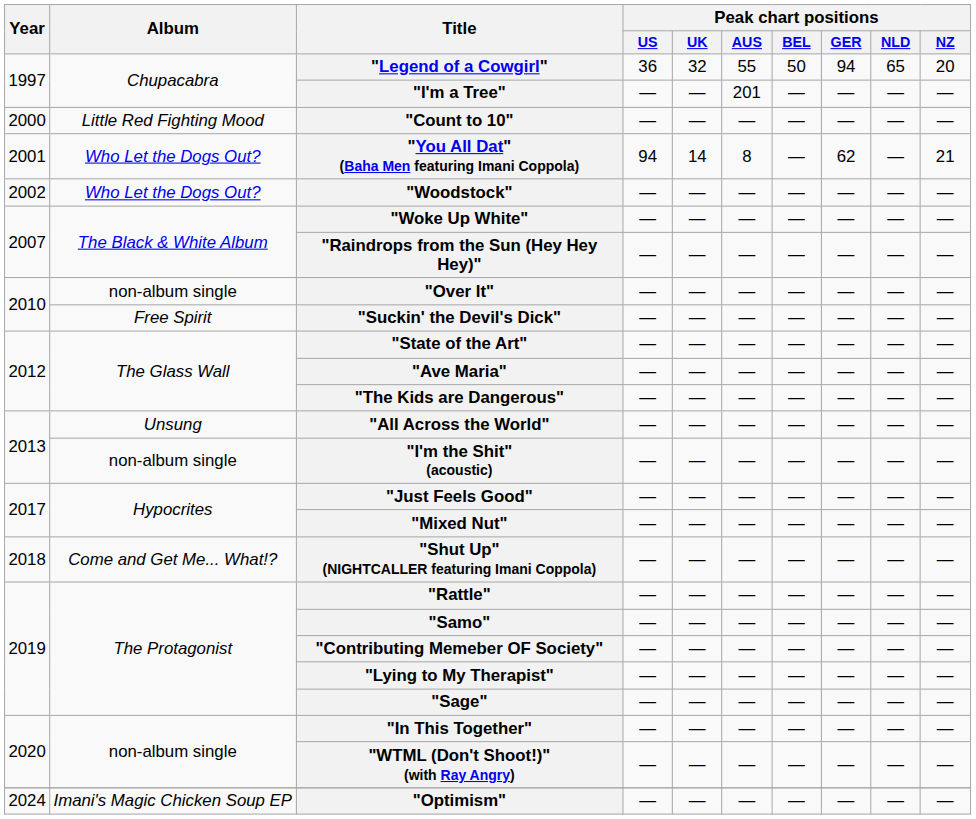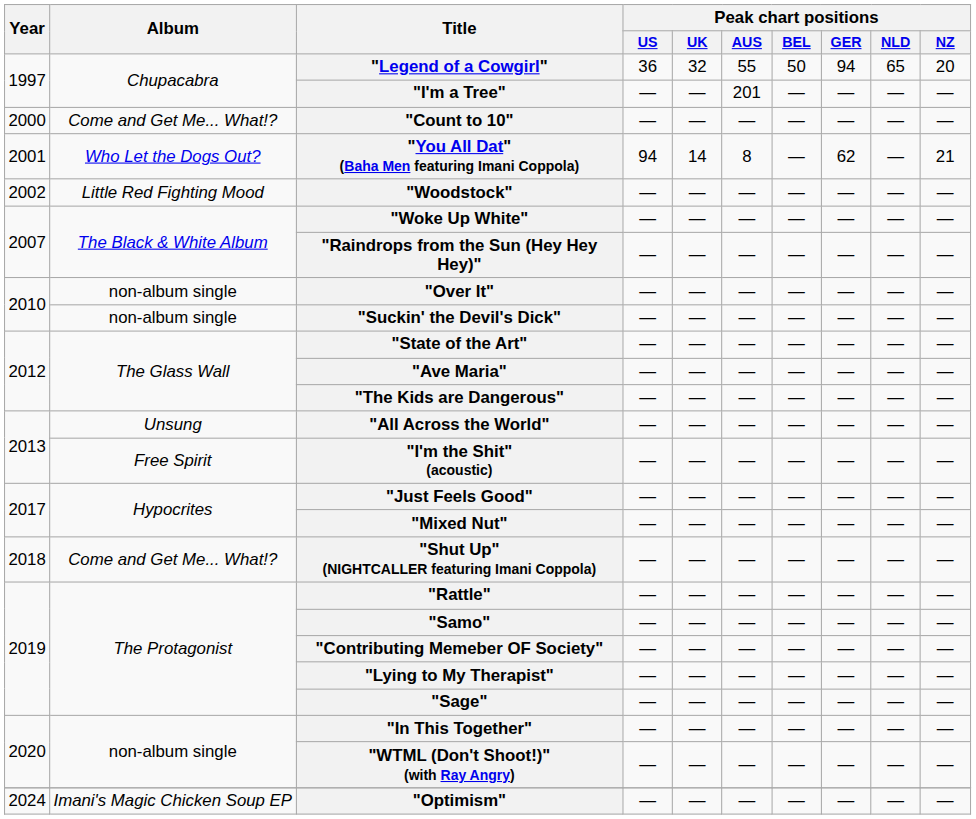(173, 120) Little Red Fighting Mood -> (173, 120) Come and Get Me... What!?
(173, 192) Who Let the Dogs Out? -> (173, 192) Little Red Fighting Mood
(173, 317) Free Spirit -> (173, 317) non-album single
(173, 460) non-album single -> (173, 460) Free Spirit
